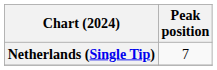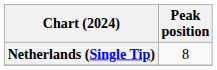(185, 53) 7 -> (185, 53) 8
